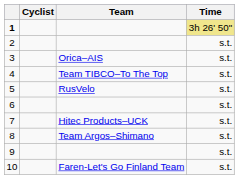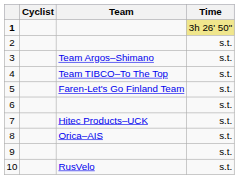(81, 58) Orica–AIS -> (106, 58) Team Argos–Shimano
(77, 89) RusVelo -> (121, 89) Faren-Let's Go Finland Team
(106, 136) Team Argos–Shimano -> (81, 136) Orica–AIS
(121, 167) Faren-Let's Go Finland Team -> (77, 167) RusVelo
